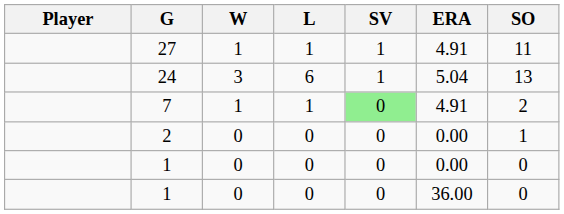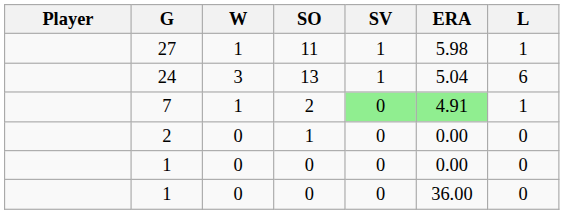columns swapped: (309, 19) <-> (523, 19)
(452, 48) 4.91 -> (452, 48) 5.98
(452, 106) no background -> (452, 106) lightgreen background
